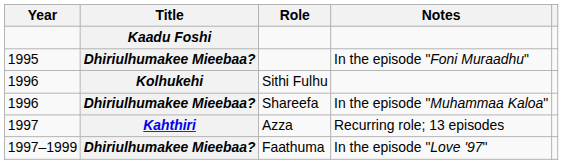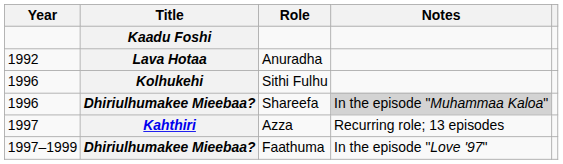+ row: (23, 59)
- row: (23, 59)
(441, 103) no background -> (441, 103) lightgrey background
